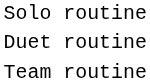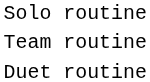rows swapped: (75, 43) <-> (75, 72)
